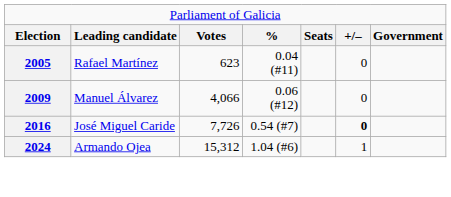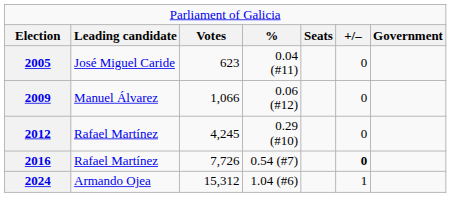(116, 63) Rafael Martínez -> (125, 63) José Miguel Caride
(225, 98) 4,066 -> (225, 98) 1,066
+ row: (38, 133)
(125, 126) José Miguel Caride -> (116, 161) Rafael Martínez
